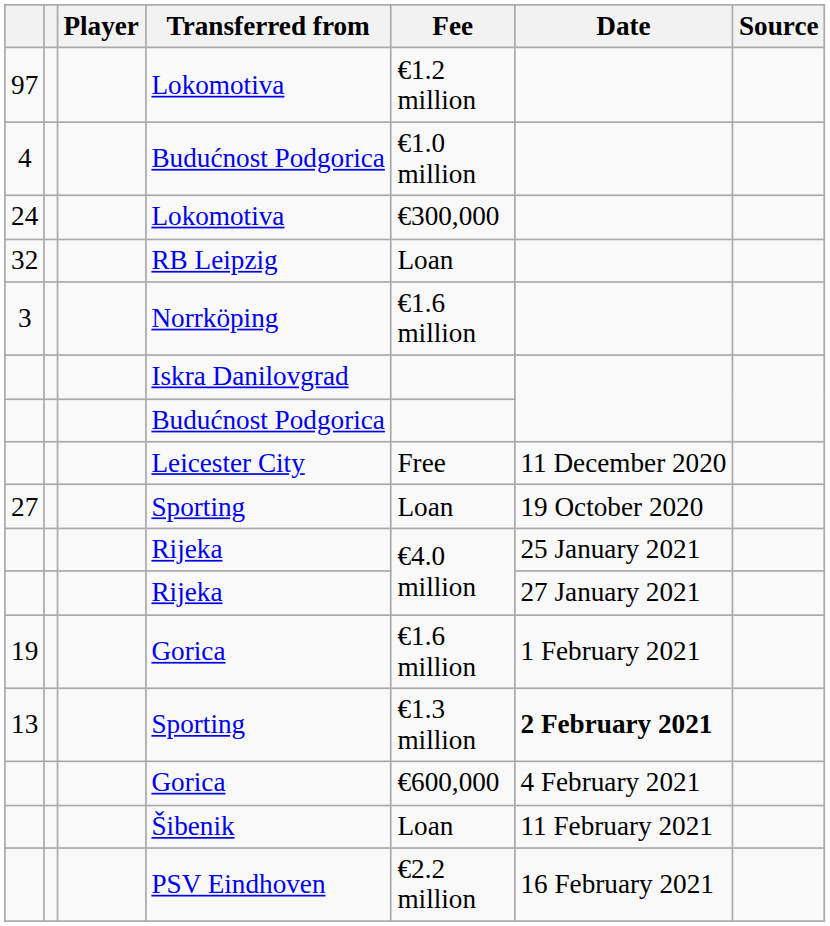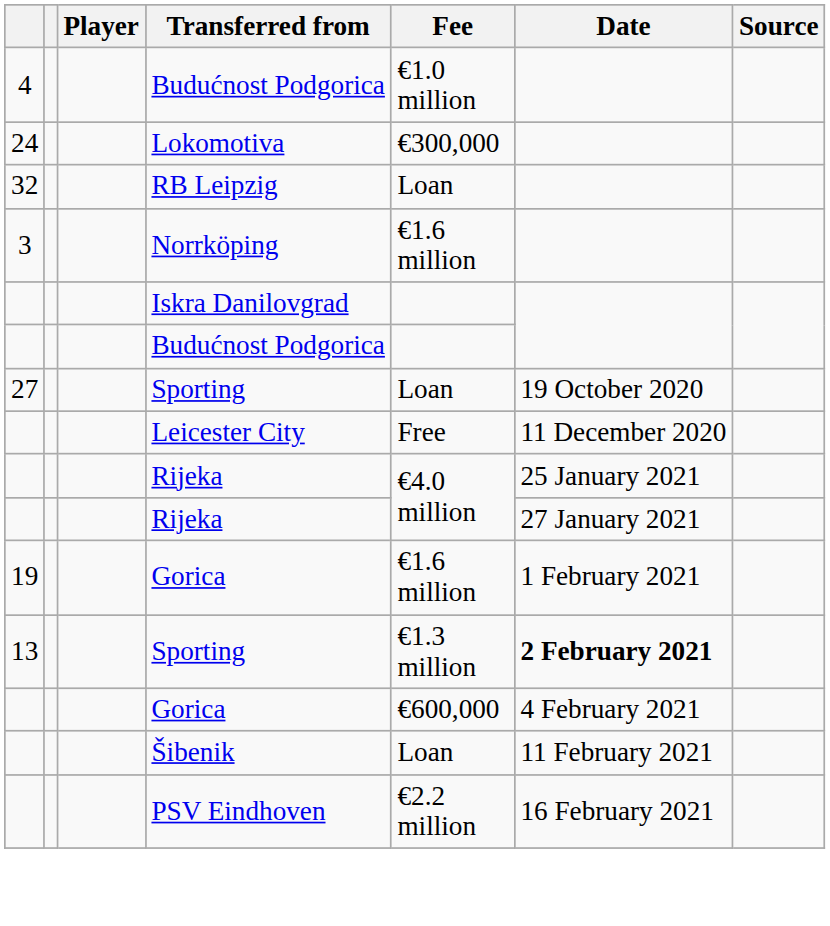- row: (25, 84)
rows swapped: (25, 506) <-> (25, 463)
